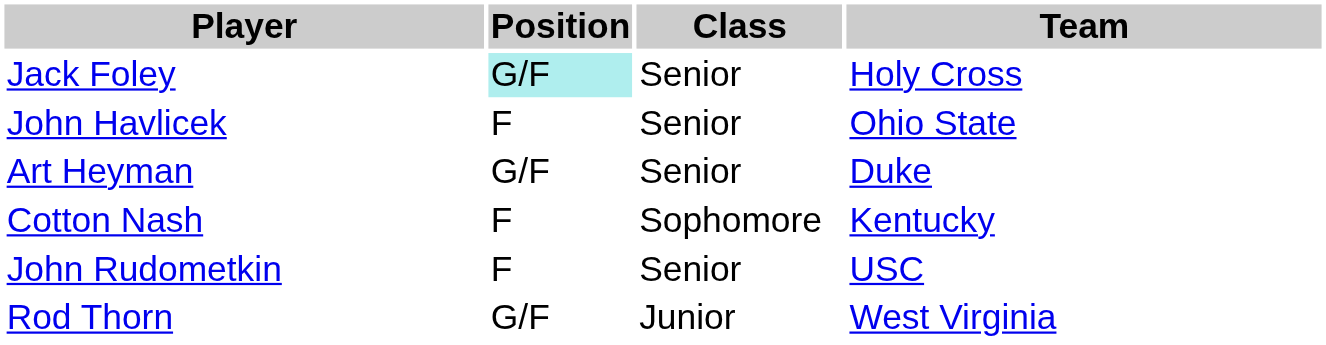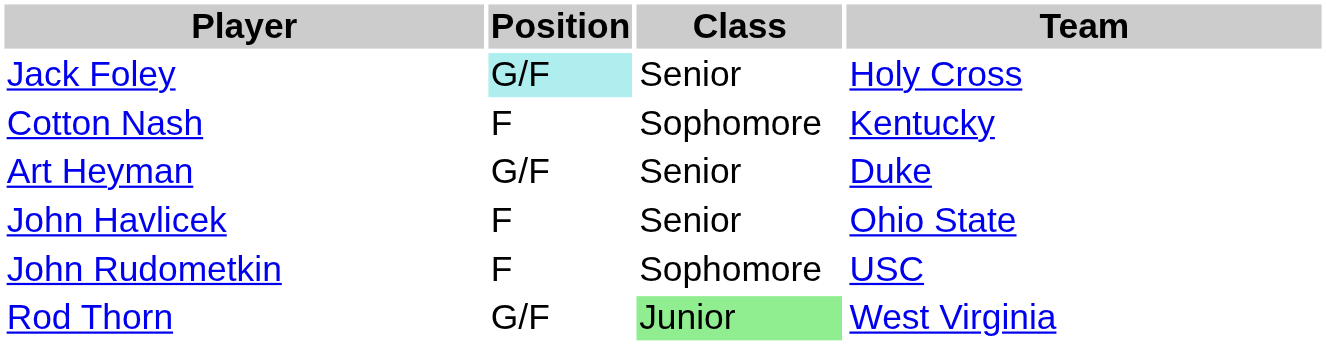rows swapped: (117, 123) <-> (105, 220)
(690, 269) Senior -> (731, 269) Sophomore
(687, 317) no background -> (687, 317) lightgreen background
